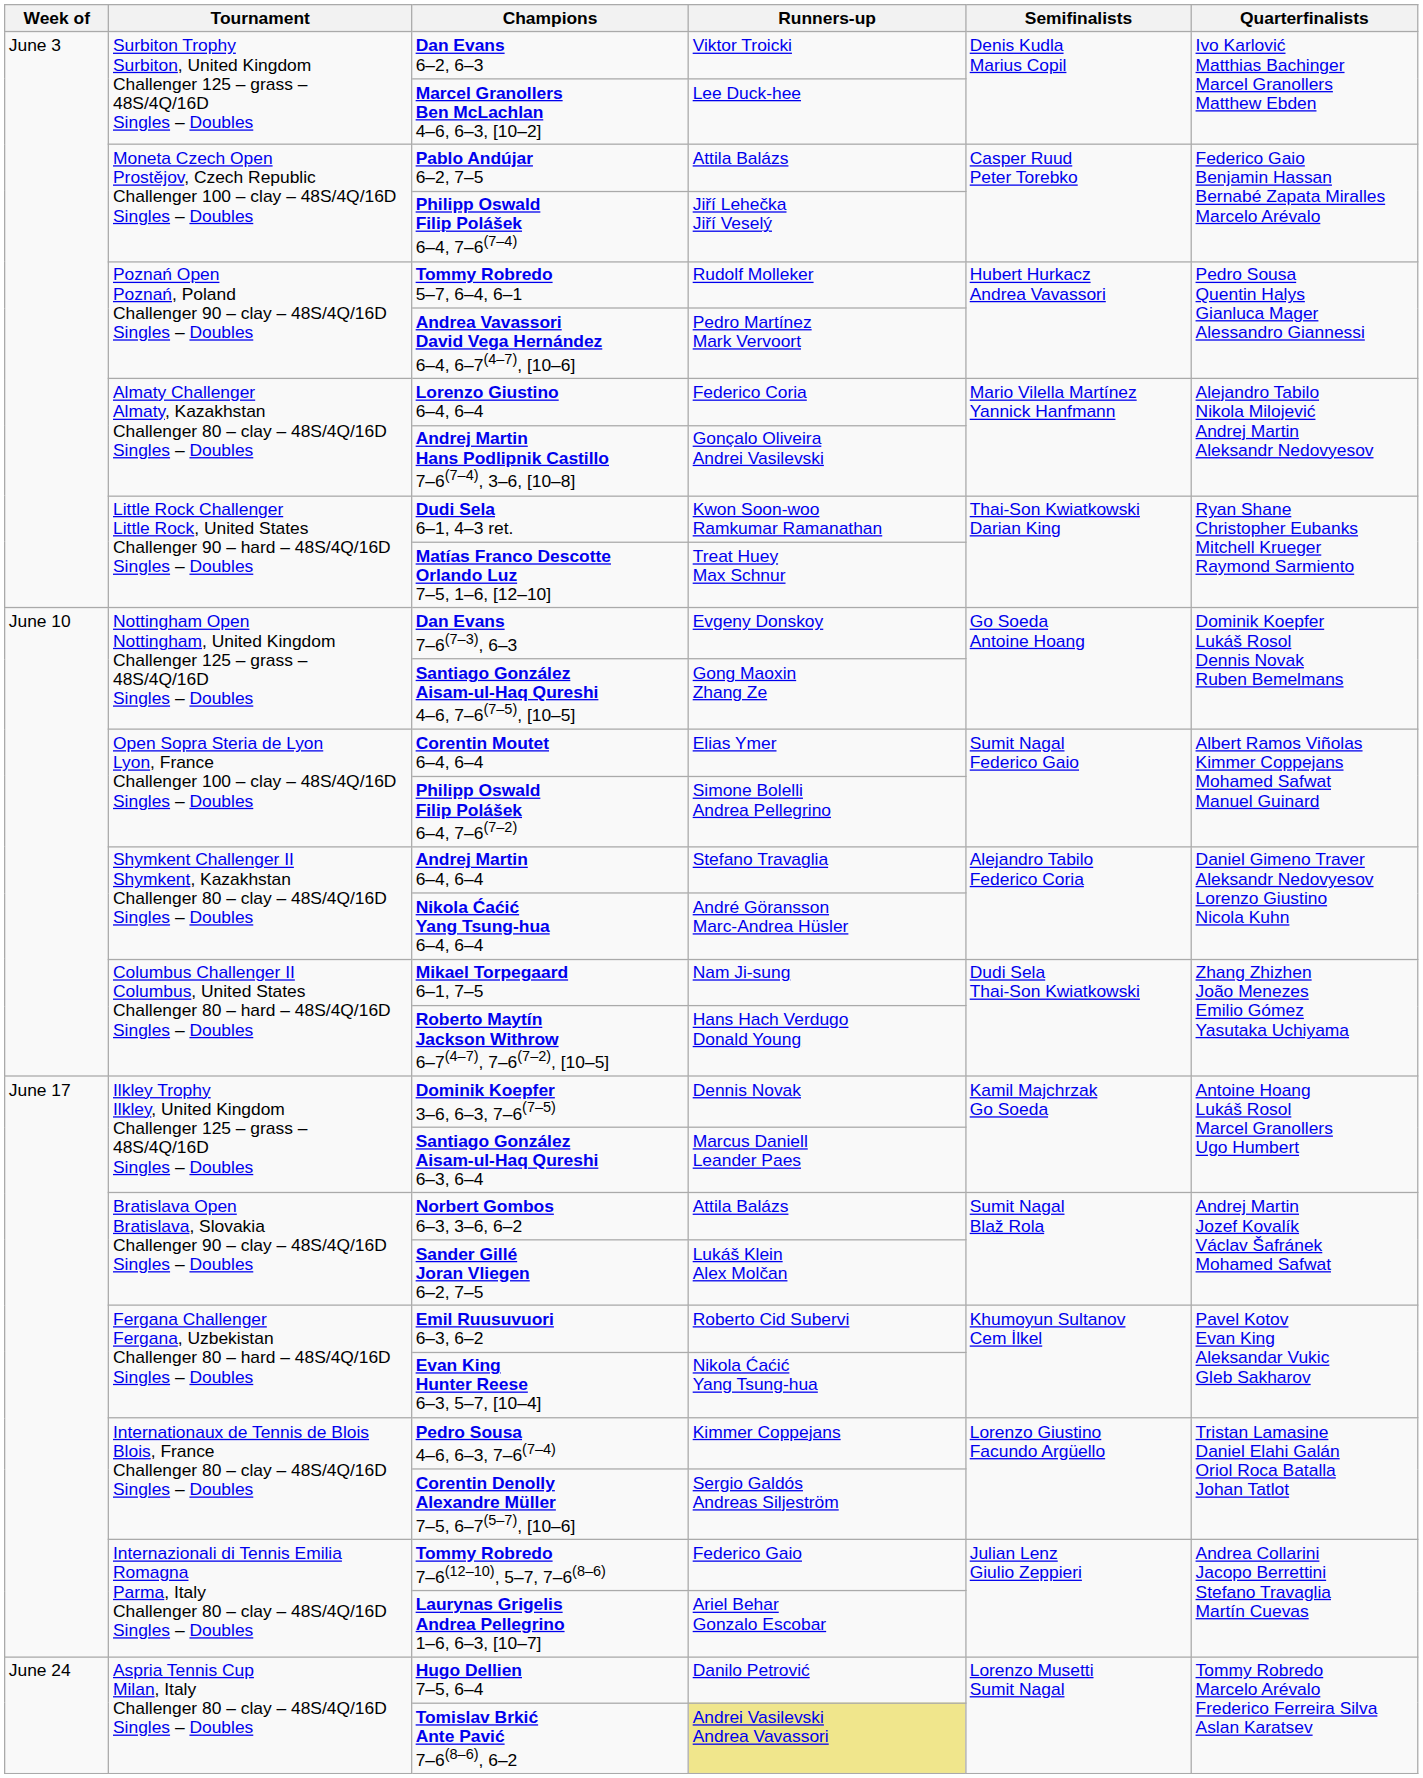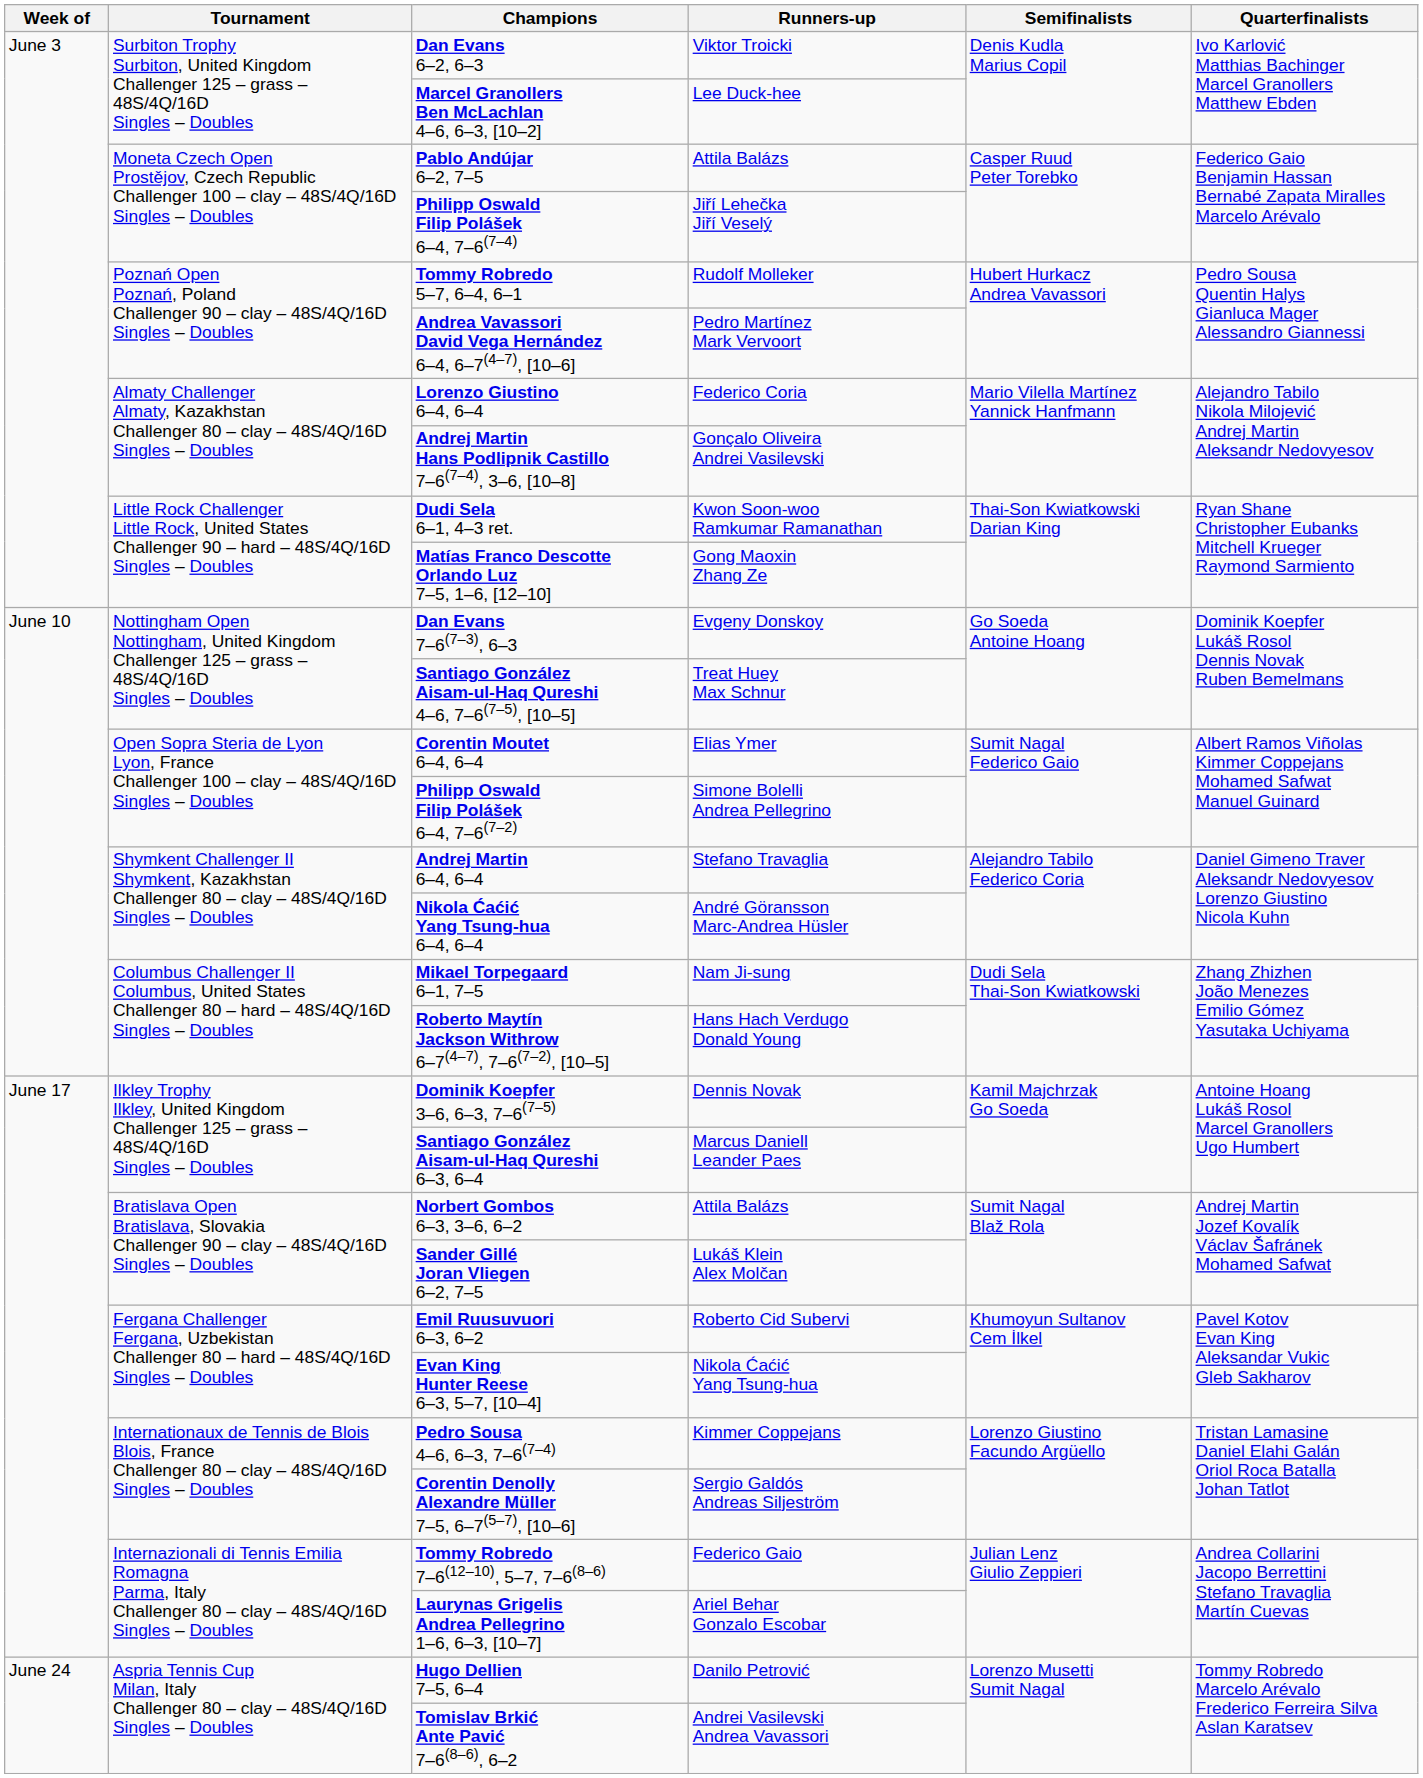(739, 565) Treat Huey Max Schnur -> (744, 565) Gong Maoxin Zhang Ze
(744, 682) Gong Maoxin Zhang Ze -> (739, 682) Treat Huey Max Schnur
(761, 1726) khaki background -> (761, 1726) no background
